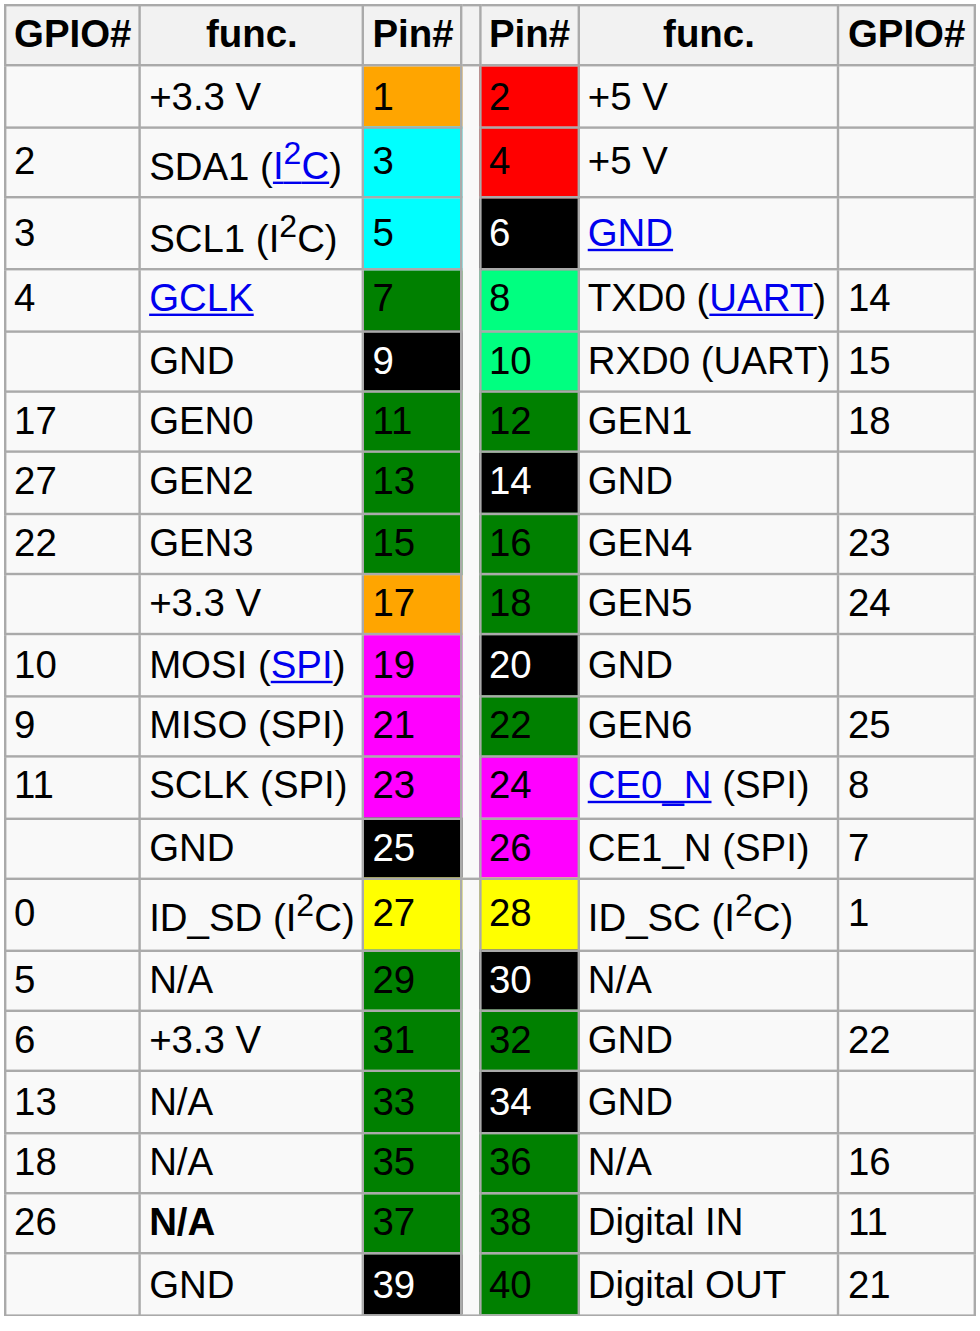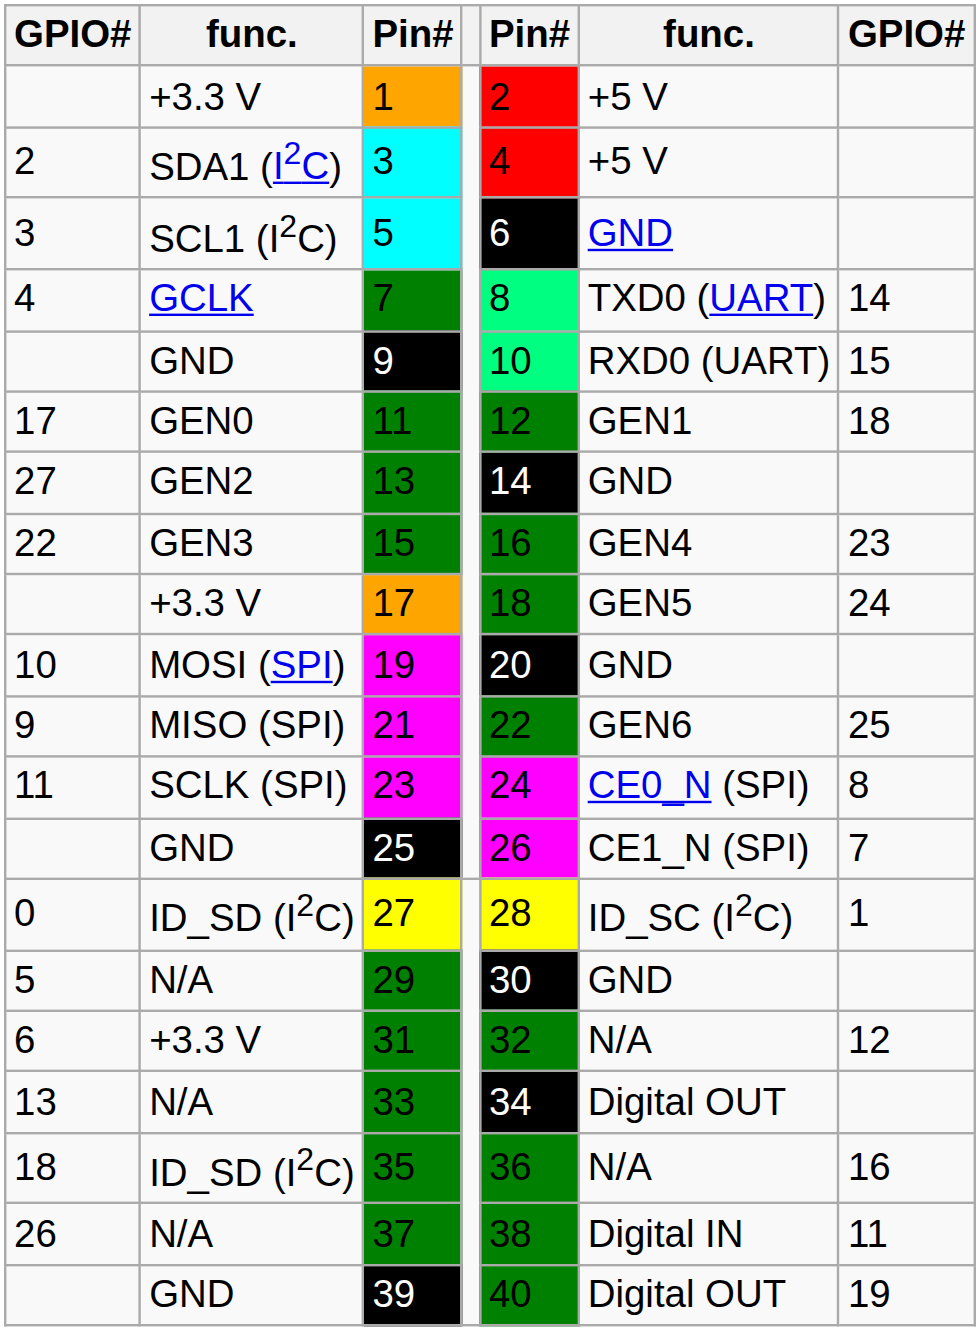(620, 979) N/A -> (630, 979) GND
(630, 1040) GND -> (620, 1040) N/A
(869, 1040) 22 -> (869, 1040) 12
(630, 1101) GND -> (687, 1101) Digital OUT
(181, 1162) N/A -> (252, 1167) ID_SD (I2C)
(182, 1223) bold -> (181, 1233) normal
(869, 1284) 21 -> (869, 1294) 19
